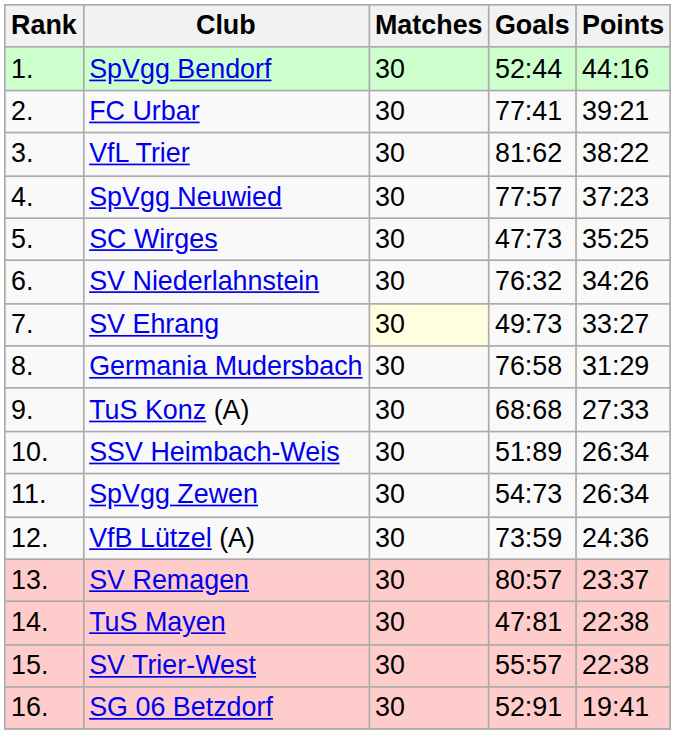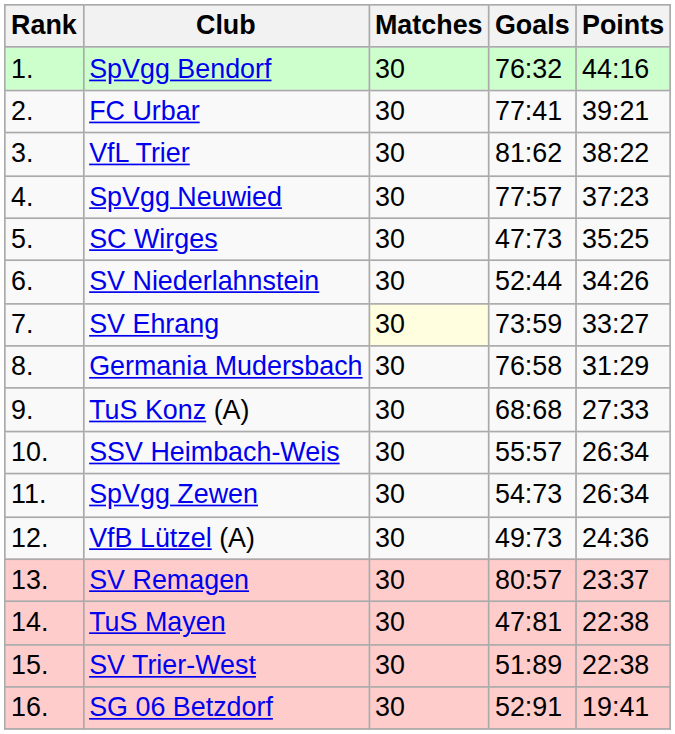(529, 68) 52:44 -> (529, 68) 76:32
(529, 281) 76:32 -> (529, 281) 52:44
(529, 324) 49:73 -> (529, 324) 73:59
(529, 452) 51:89 -> (529, 452) 55:57
(529, 537) 73:59 -> (529, 537) 49:73
(529, 665) 55:57 -> (529, 665) 51:89
